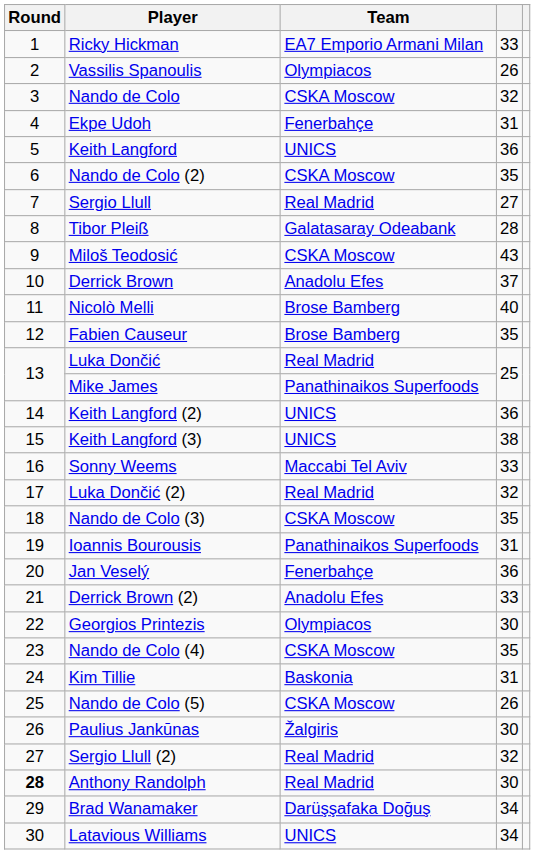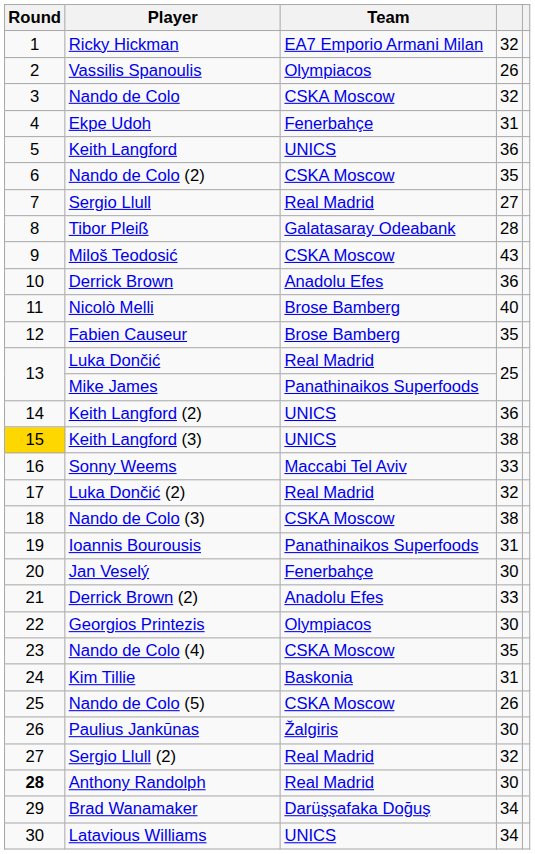(509, 44) 33 -> (509, 44) 32
(509, 281) 37 -> (509, 281) 36
(35, 439) no background -> (35, 439) gold background
(509, 519) 35 -> (509, 519) 38
(509, 571) 36 -> (509, 571) 30
